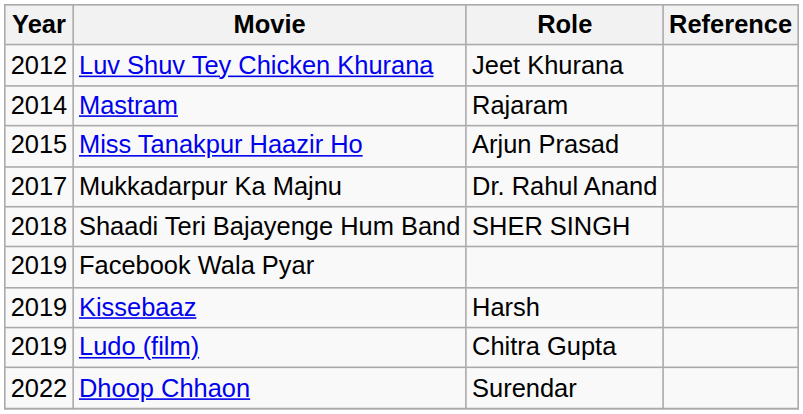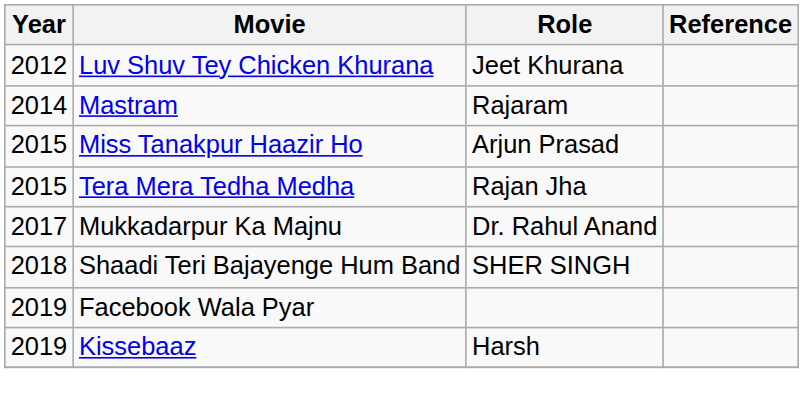+ row: (217, 186)
- row: (139, 347)
- row: (165, 387)
